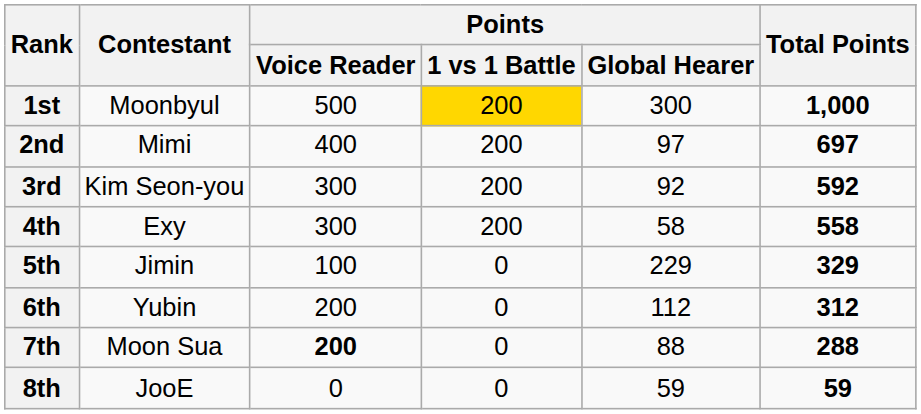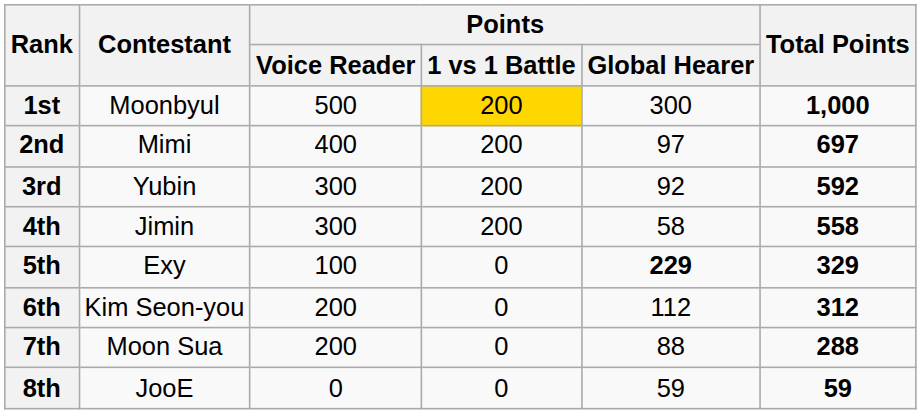(164, 186) Kim Seon-you -> (164, 186) Yubin
(164, 226) Exy -> (164, 226) Jimin
(164, 266) Jimin -> (164, 266) Exy
(671, 266) normal -> (671, 266) bold
(164, 307) Yubin -> (164, 307) Kim Seon-you
(336, 347) bold -> (336, 347) normal
